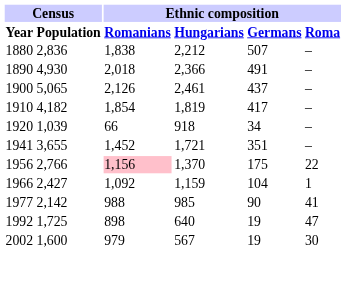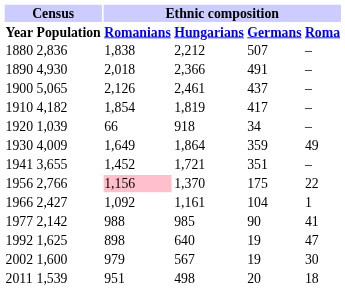+ row: (19, 145)
(190, 183) 1,159 -> (190, 202) 1,161
(52, 221) 1,725 -> (52, 240) 1,625
+ row: (19, 278)
